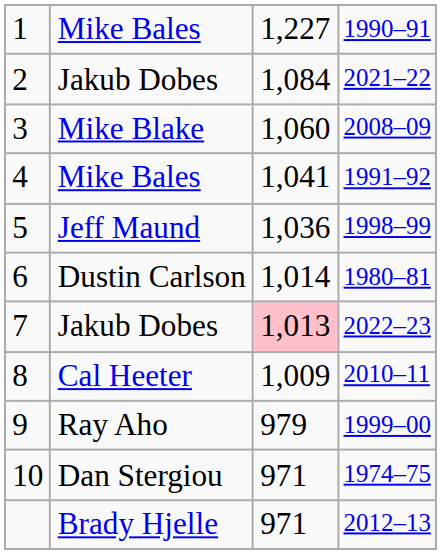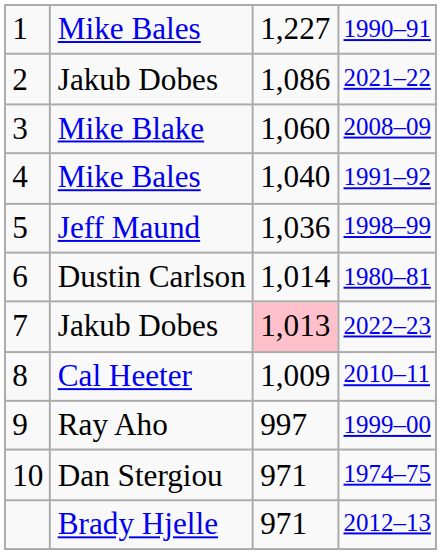(295, 78) 1,084 -> (295, 78) 1,086
(295, 177) 1,041 -> (295, 177) 1,040
(284, 425) 979 -> (284, 425) 997
